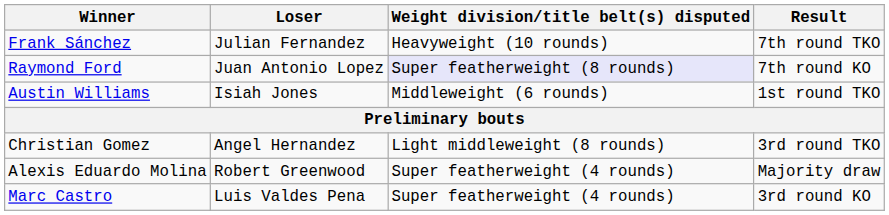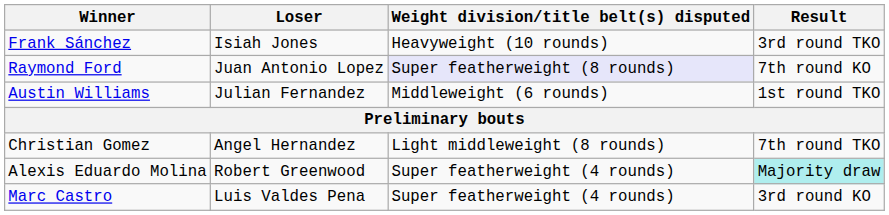(290, 43) Julian Fernandez -> (266, 43) Isiah Jones
(819, 43) 7th round TKO -> (819, 43) 3rd round TKO
(266, 94) Isiah Jones -> (290, 94) Julian Fernandez
(819, 146) 3rd round TKO -> (819, 146) 7th round TKO
(819, 171) no background -> (819, 171) paleturquoise background
